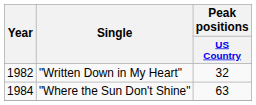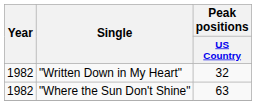(20, 91) 1984 -> (20, 91) 1982
